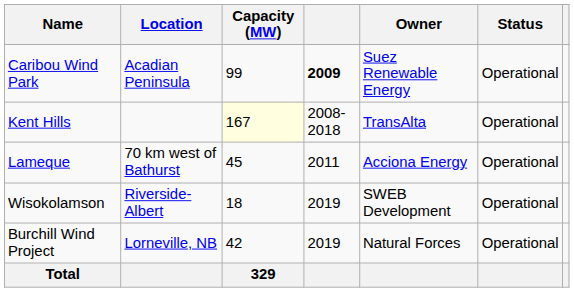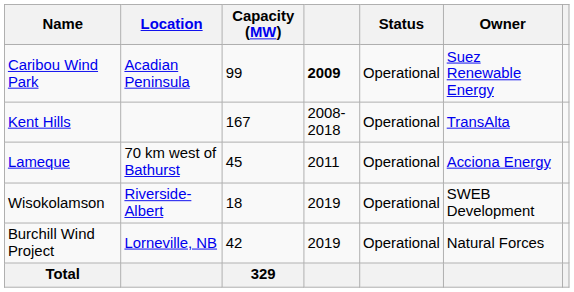columns swapped: (419, 24) <-> (520, 24)
(238, 122) lightyellow background -> (238, 122) no background
